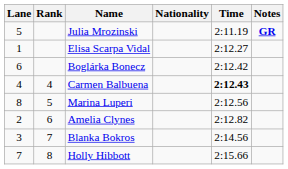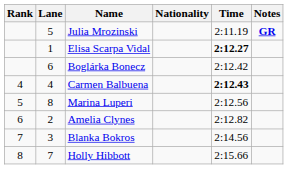columns swapped: (49, 13) <-> (19, 13)
(231, 48) normal -> (231, 48) bold
